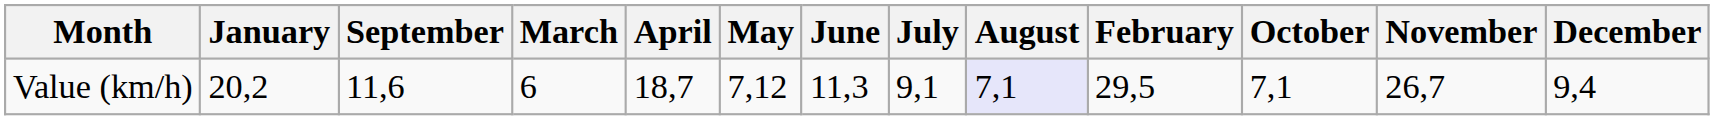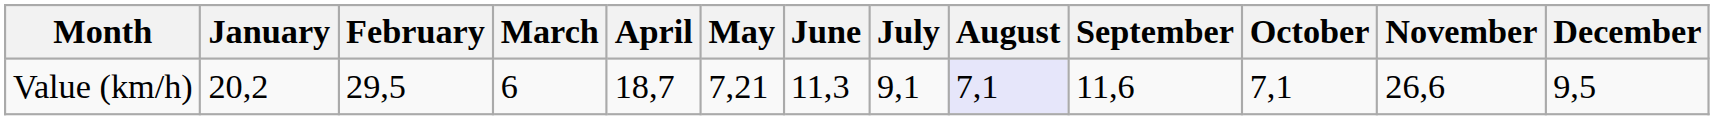columns swapped: (1165, 31) <-> (425, 31)
(757, 85) 7,12 -> (738, 85) 7,21
(1415, 85) 26,7 -> (1415, 85) 26,6
(1575, 85) 9,4 -> (1575, 85) 9,5
